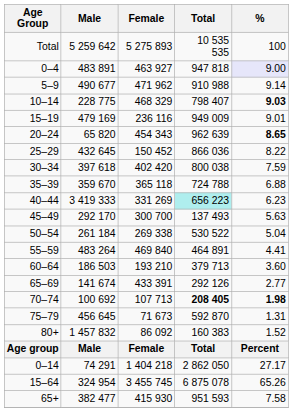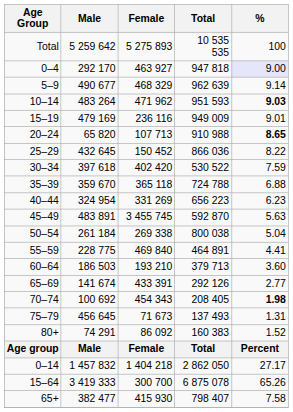(97, 69) 483 891 -> (97, 69) 292 170
(154, 85) 471 962 -> (154, 85) 468 329
(210, 85) 910 988 -> (210, 85) 962 639
(97, 102) 228 775 -> (97, 102) 483 264
(154, 102) 468 329 -> (154, 102) 471 962
(210, 102) 798 407 -> (210, 102) 951 593
(154, 135) 454 343 -> (154, 135) 107 713
(210, 135) 962 639 -> (210, 135) 910 988
(210, 168) 800 038 -> (210, 168) 530 522
(92, 201) 3 419 333 -> (97, 201) 324 954
(210, 201) paleturquoise background -> (210, 201) no background
(97, 217) 292 170 -> (97, 217) 483 891
(154, 217) 300 700 -> (149, 217) 3 455 745
(210, 217) 137 493 -> (210, 217) 592 870
(210, 234) 530 522 -> (210, 234) 800 038
(97, 250) 483 264 -> (97, 250) 228 775
(154, 300) 107 713 -> (154, 300) 454 343
(210, 300) bold -> (210, 300) normal
(210, 316) 592 870 -> (210, 316) 137 493
(92, 333) 1 457 832 -> (100, 333) 74 291
(100, 366) 74 291 -> (92, 366) 1 457 832
(97, 382) 324 954 -> (92, 382) 3 419 333
(149, 382) 3 455 745 -> (154, 382) 300 700
(210, 399) 951 593 -> (210, 399) 798 407
